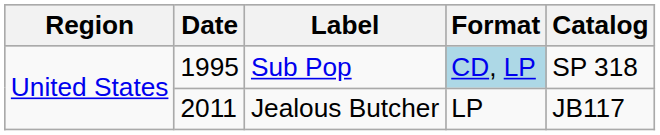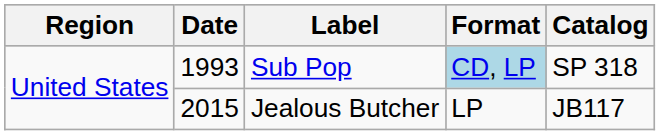(210, 66) 1995 -> (210, 66) 1993
(209, 108) 2011 -> (210, 108) 2015
